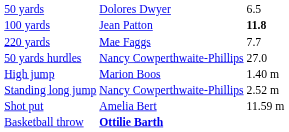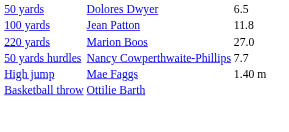(256, 25) bold -> (244, 25) normal
(125, 42) Mae Faggs -> (117, 42) Marion Boos
(254, 42) 7.7 -> (244, 42) 27.0
(257, 58) 27.0 -> (241, 58) 7.7
(130, 74) Marion Boos -> (112, 74) Mae Faggs
- row: (50, 90)
- row: (24, 106)
(131, 122) bold -> (116, 90) normal
